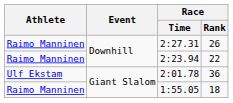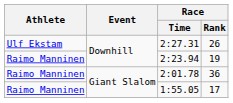(46, 43) Raimo Manninen -> (34, 43) Ulf Ekstam
(215, 58) 22 -> (215, 58) 19
(34, 74) Ulf Ekstam -> (46, 74) Raimo Manninen
(215, 89) 18 -> (215, 89) 17
